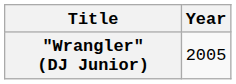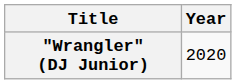(206, 56) 2005 -> (206, 56) 2020
